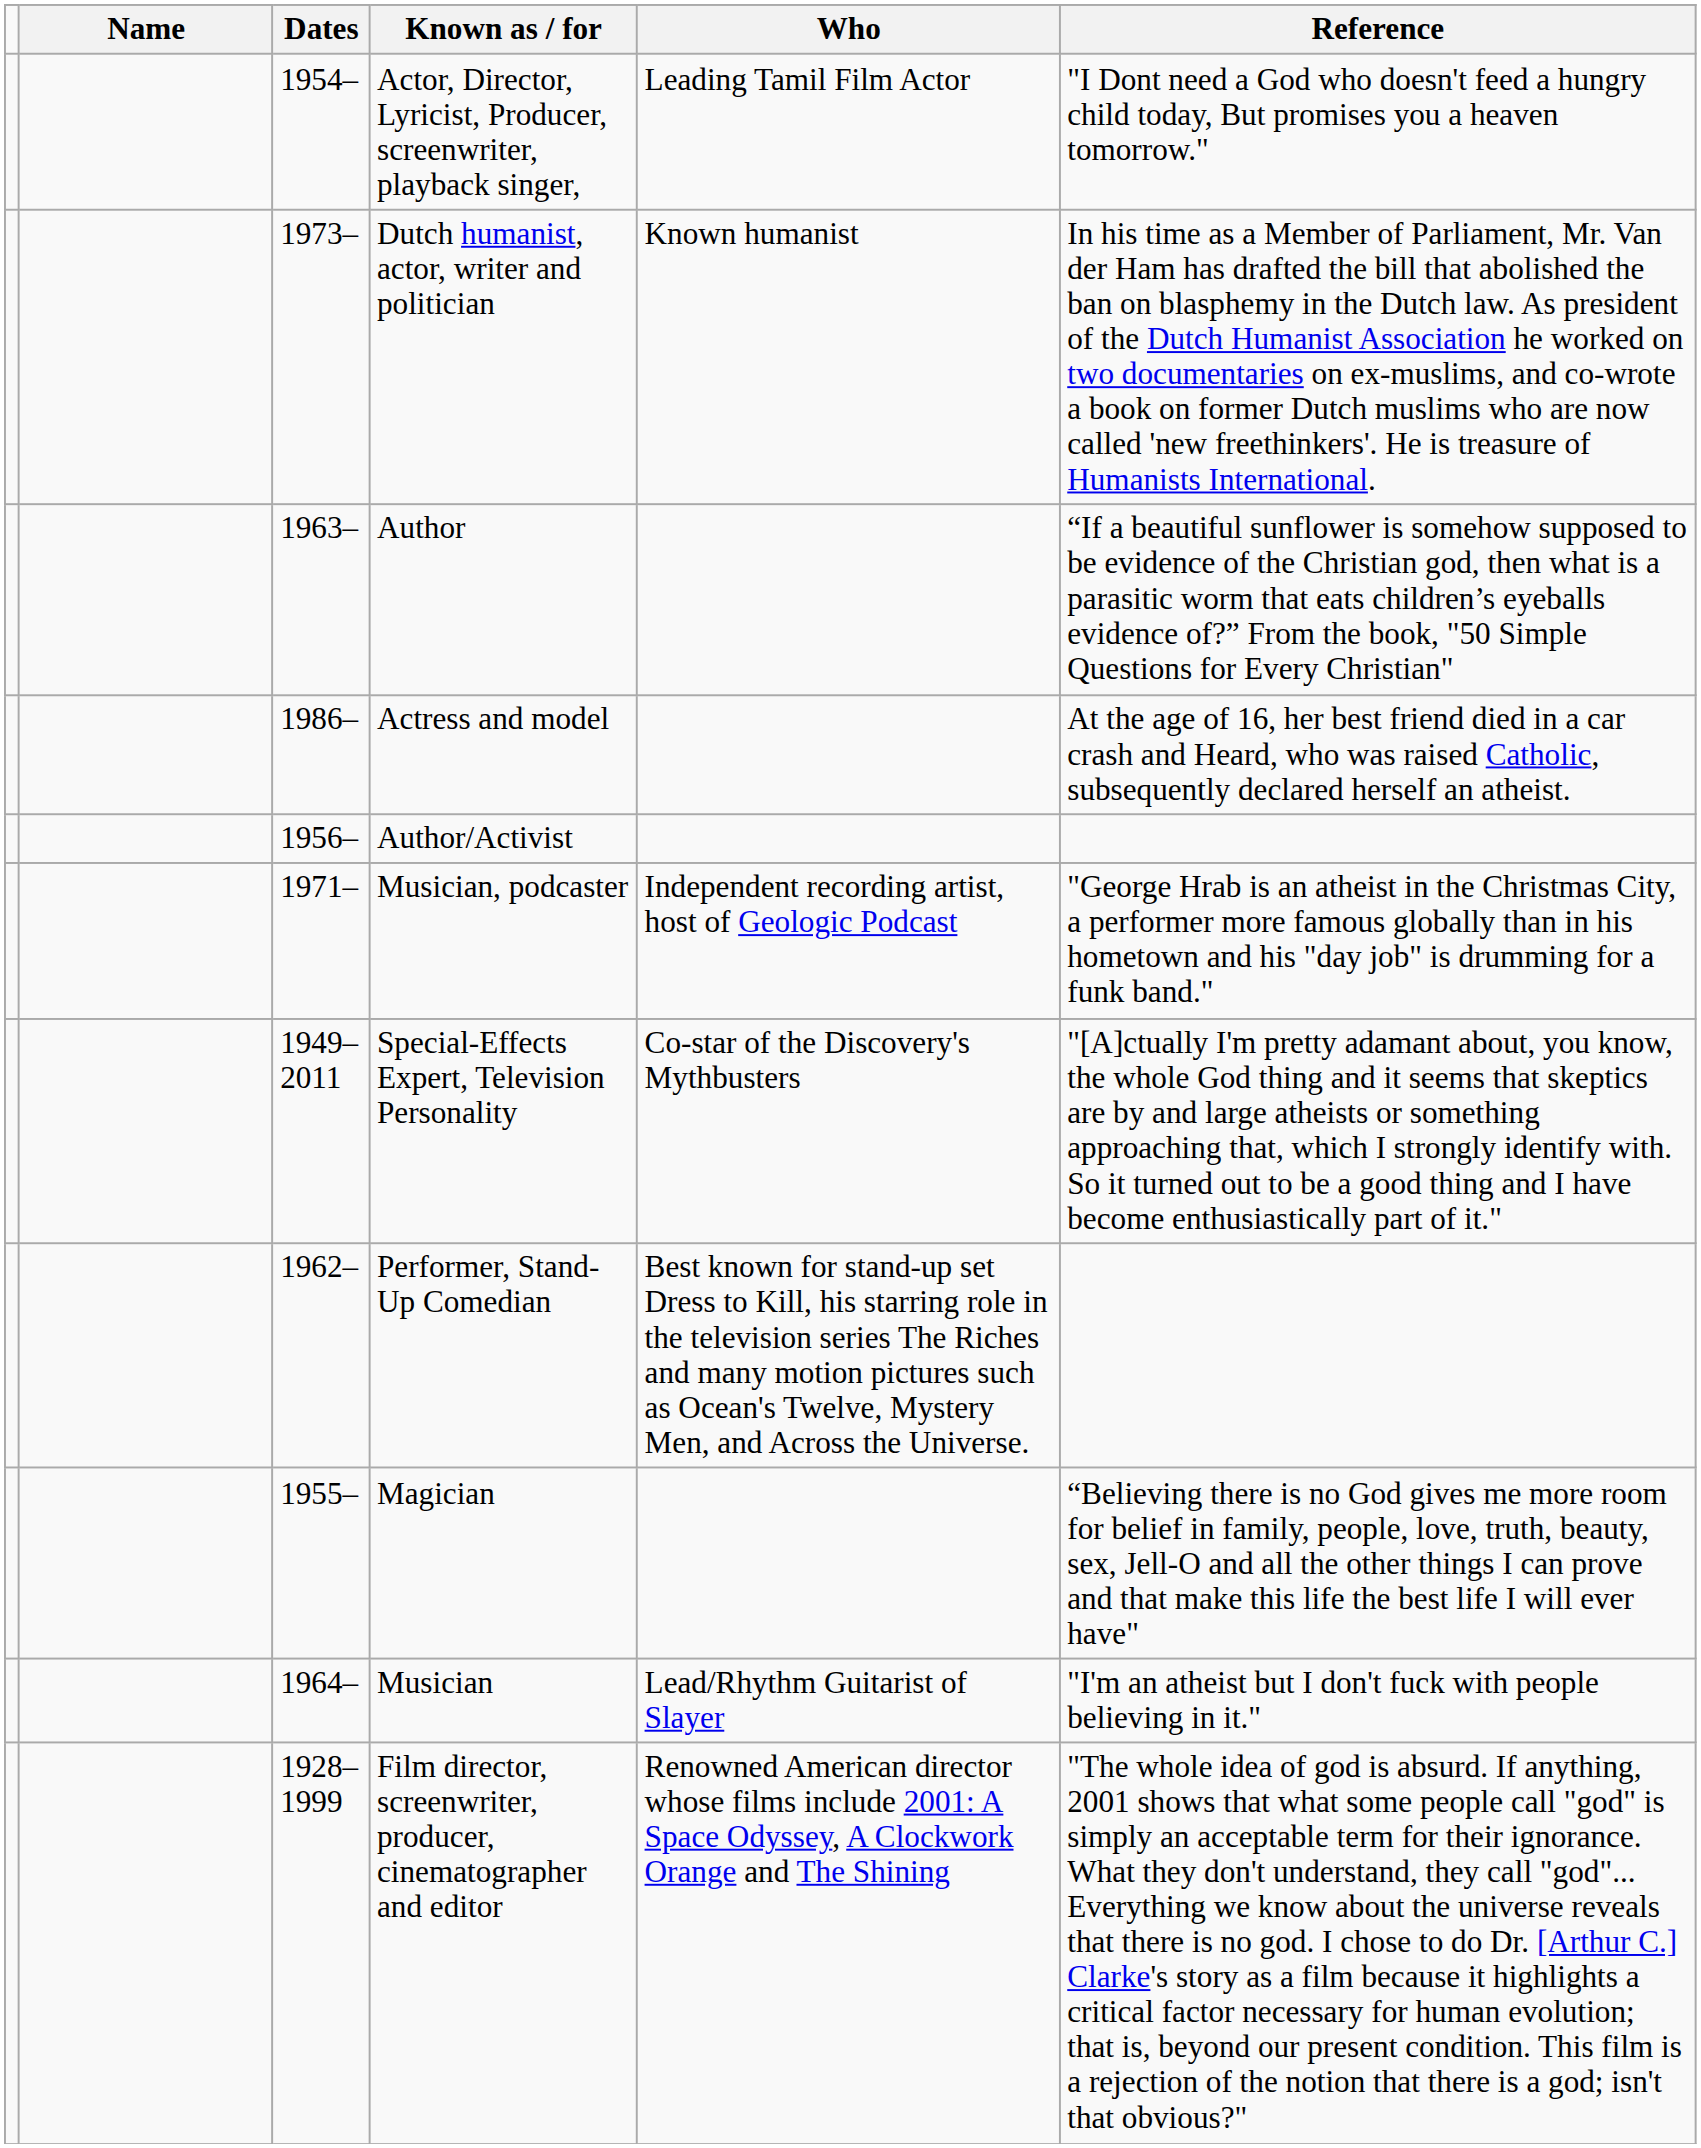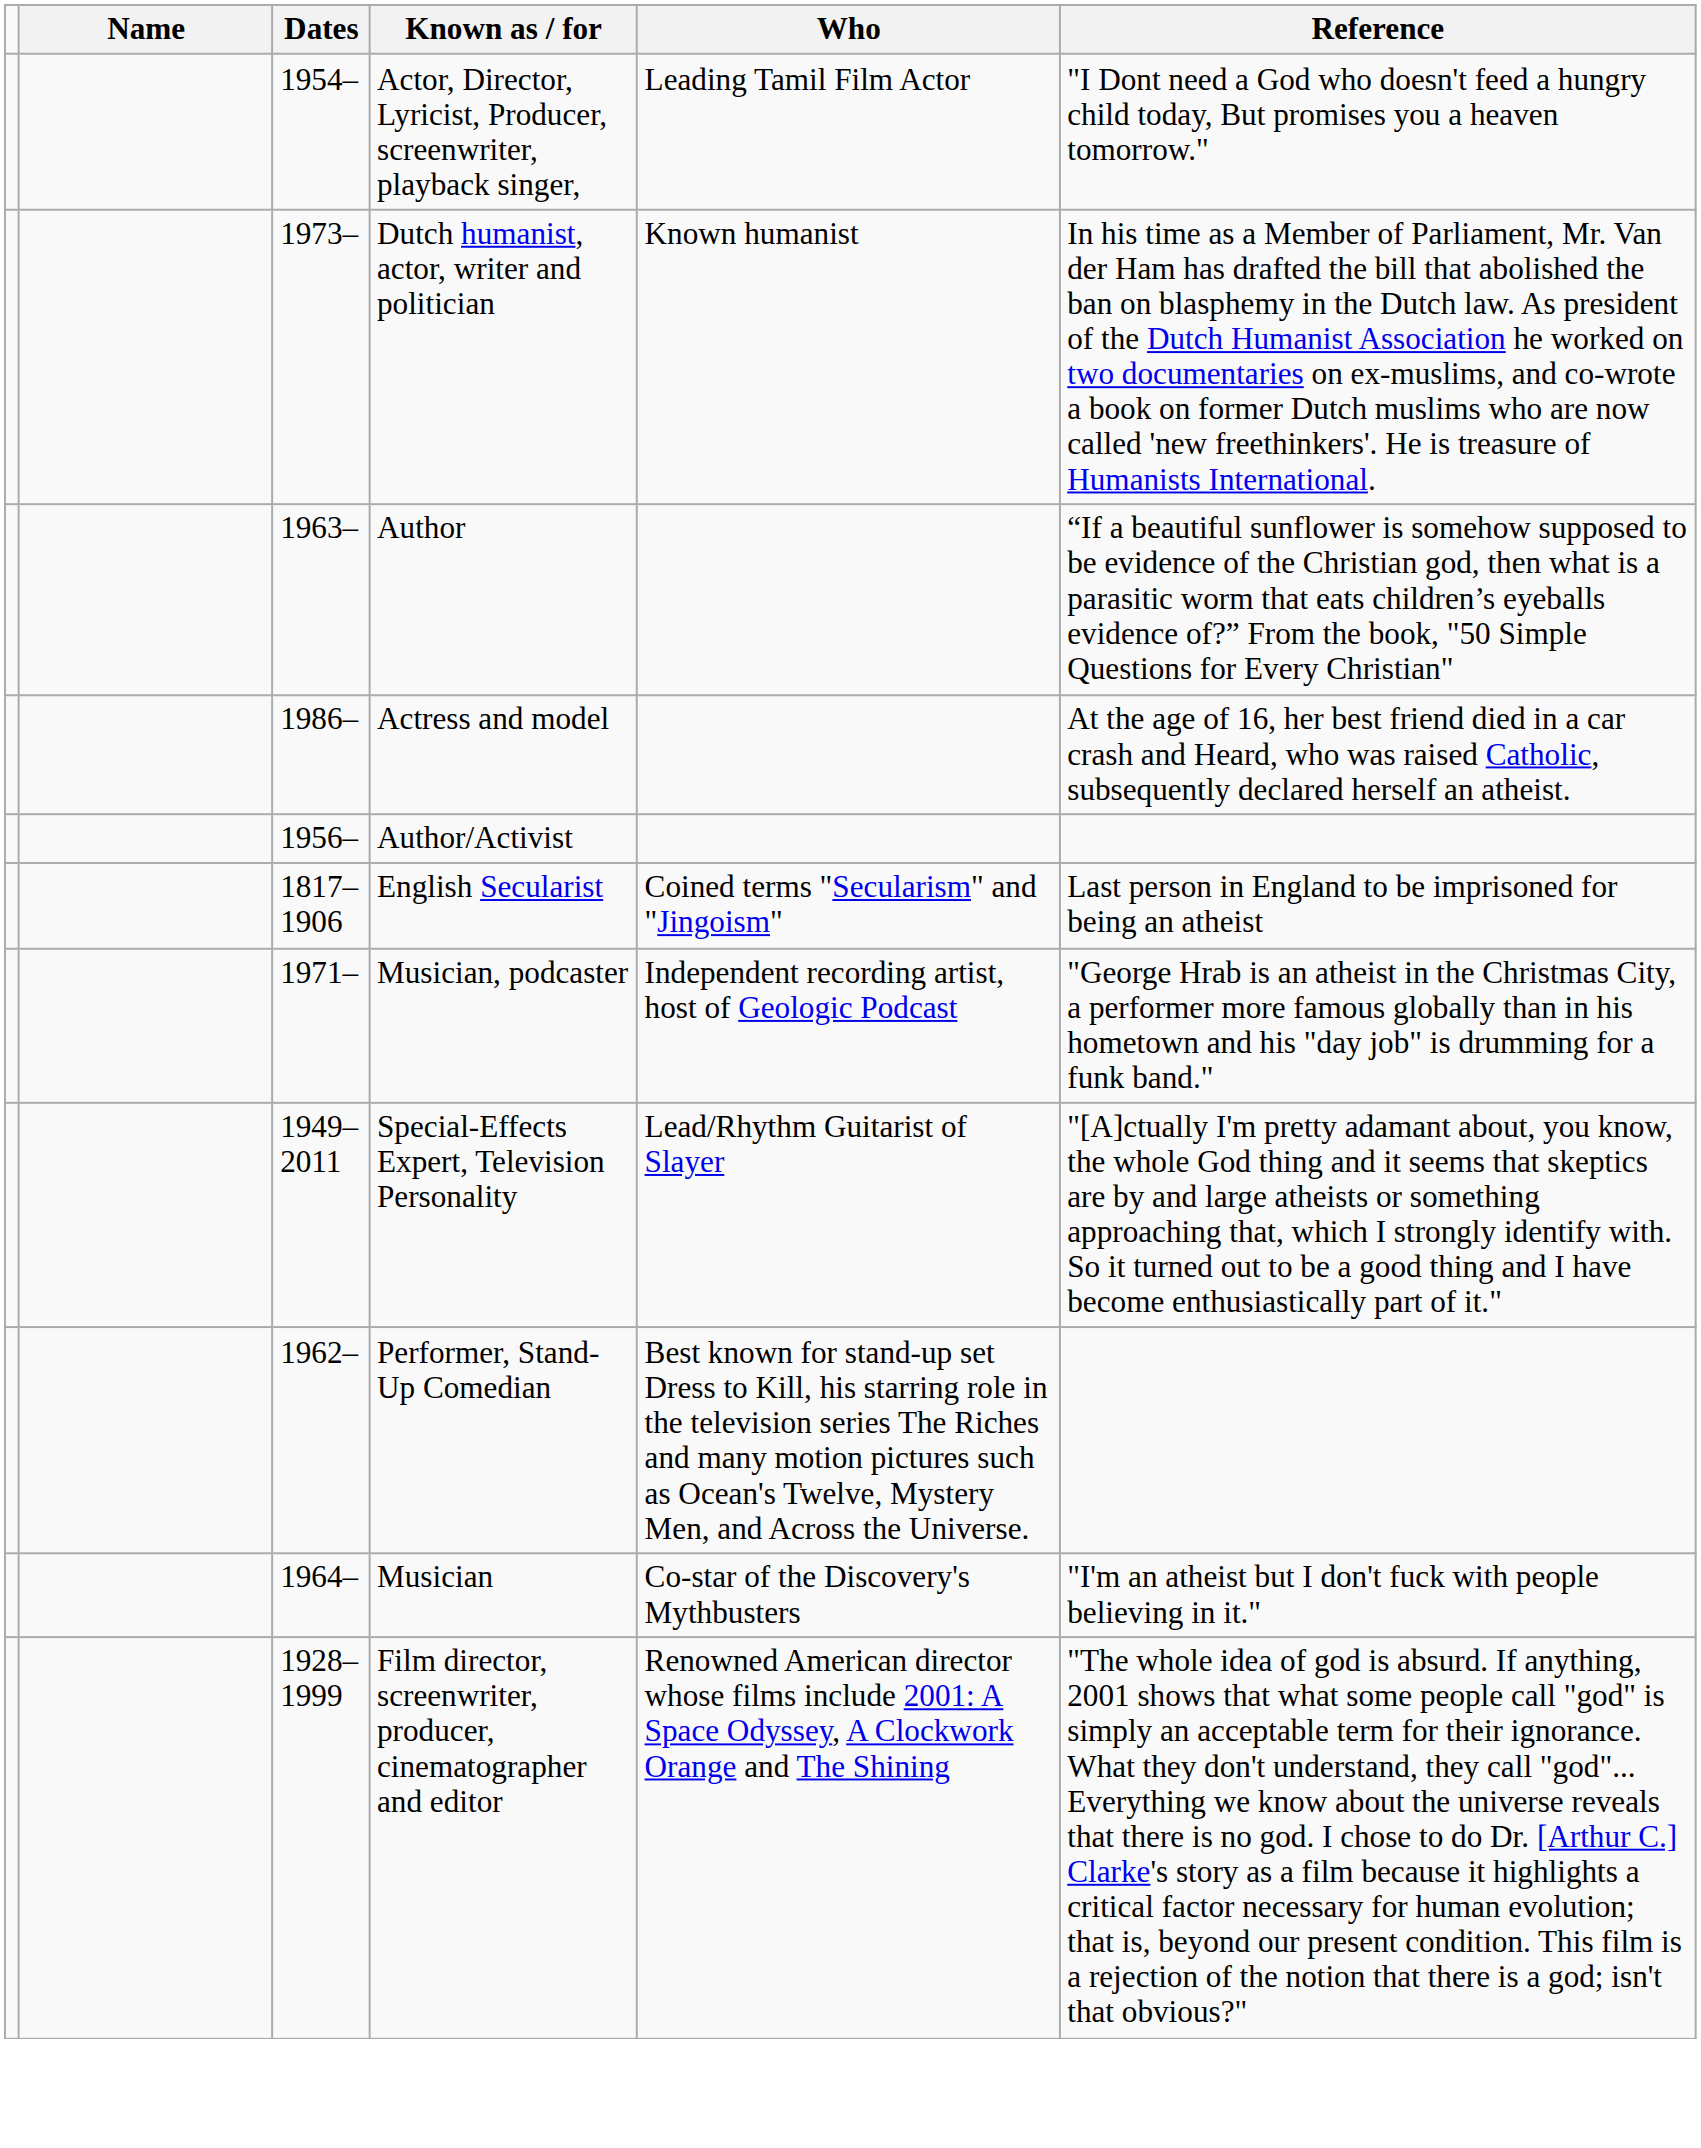+ row: (490, 887)
(807, 1060) Co-star of the Discovery's Mythbusters -> (806, 1144) Lead/Rhythm Guitarist of Slayer
- row: (436, 1492)
(806, 1699) Lead/Rhythm Guitarist of Slayer -> (807, 1594) Co-star of the Discovery's Mythbusters
